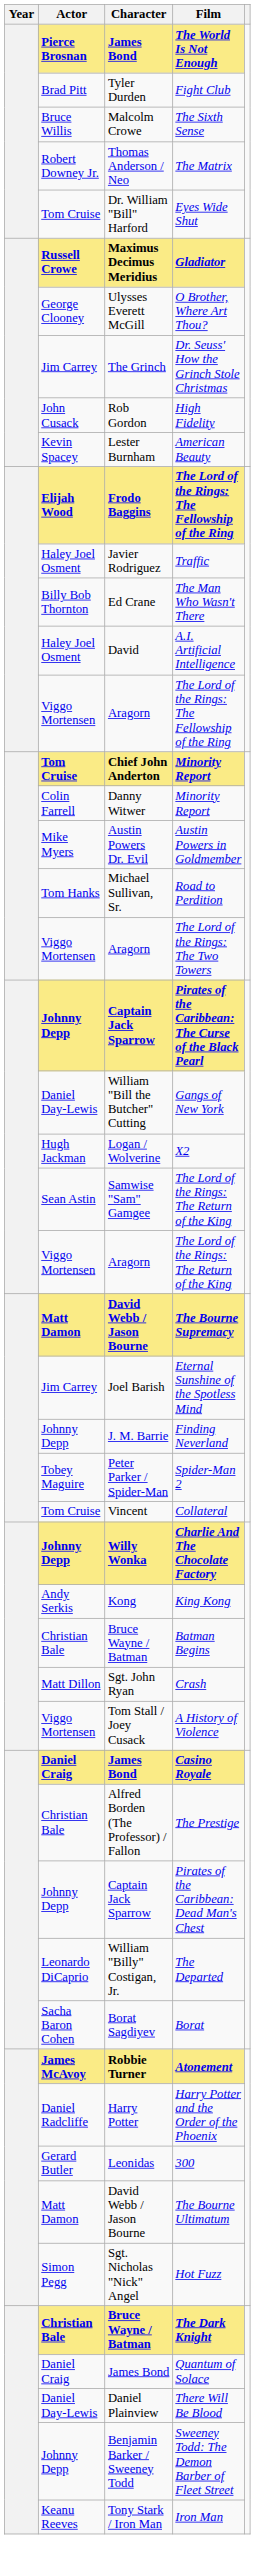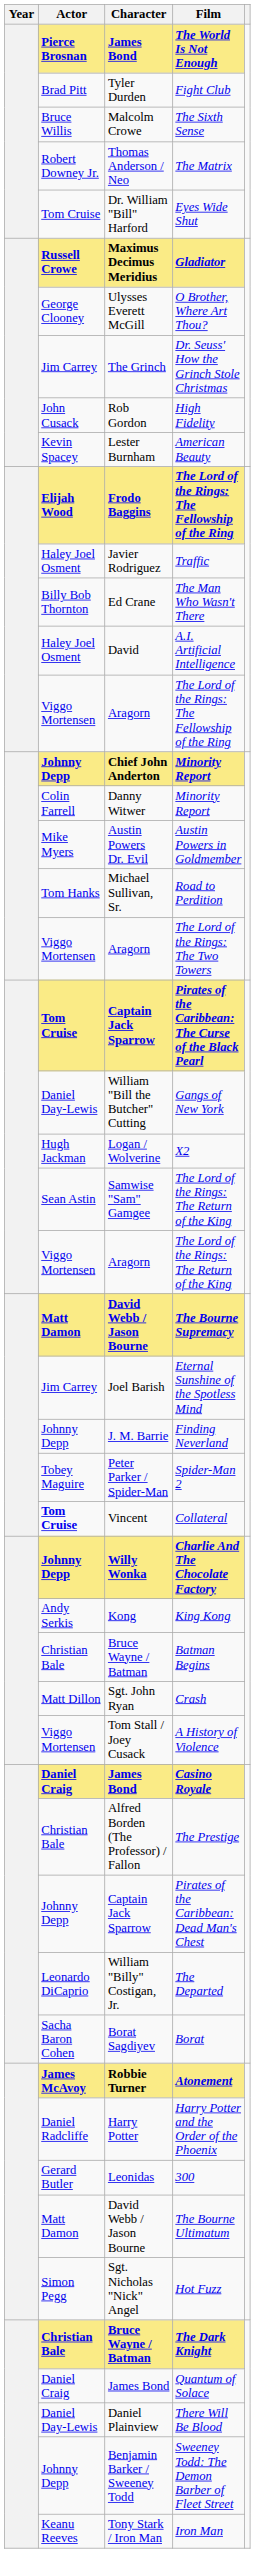(59, 768) Tom Cruise -> (61, 768) Johnny Depp
(61, 1025) Johnny Depp -> (59, 1025) Tom Cruise
(71, 1511) normal -> (59, 1518) bold
